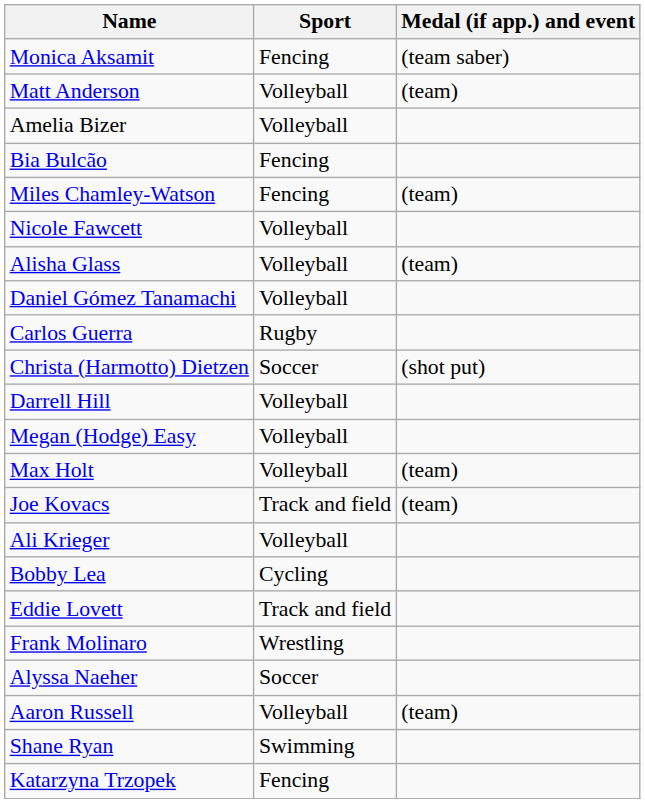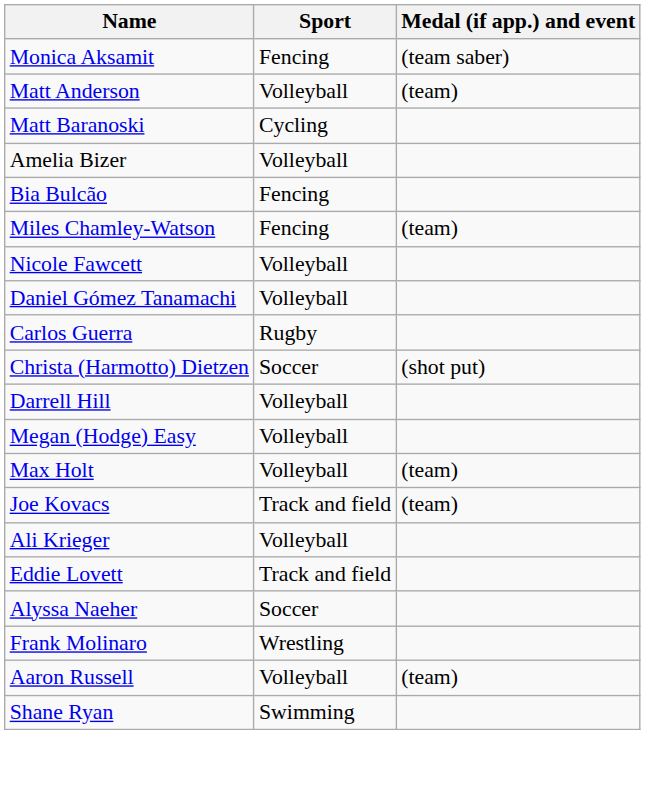+ row: (77, 125)
- row: (65, 263)
- row: (58, 573)
rows swapped: (78, 642) <-> (73, 677)
- row: (93, 780)
